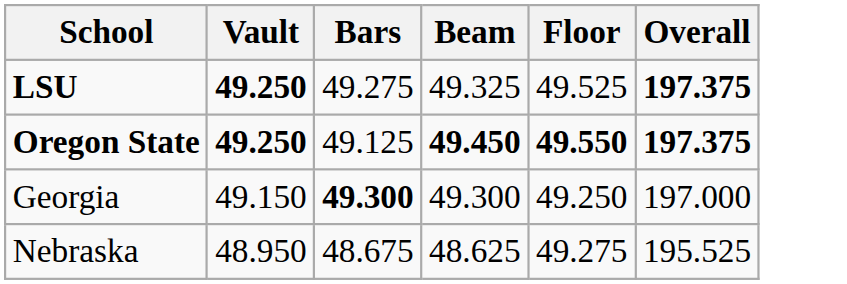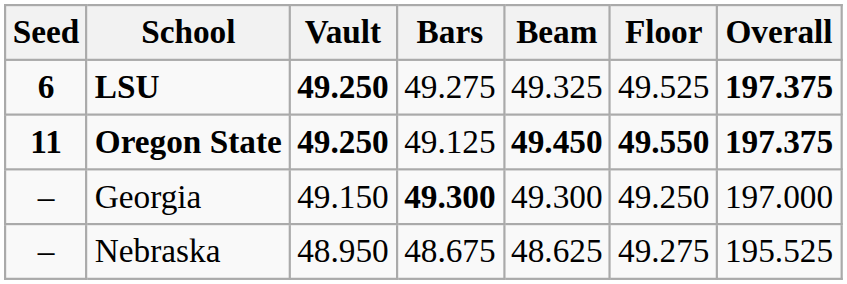+ column: (46, 32)
